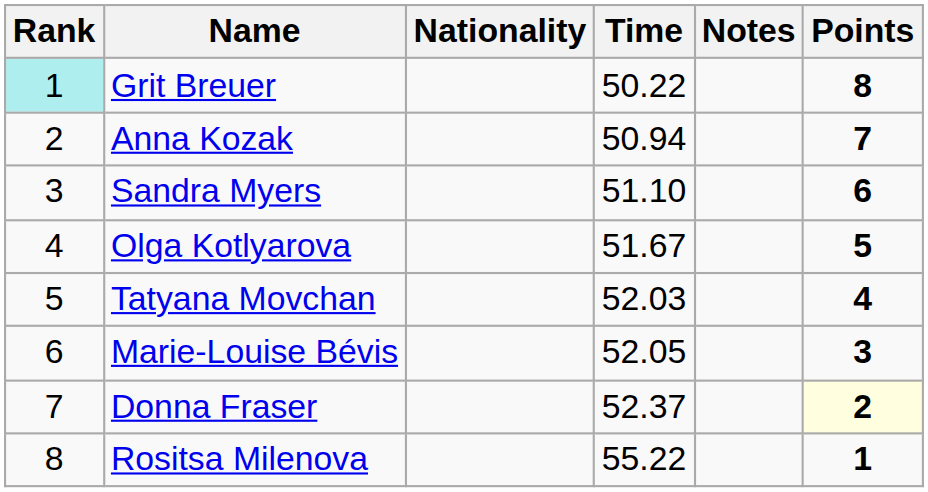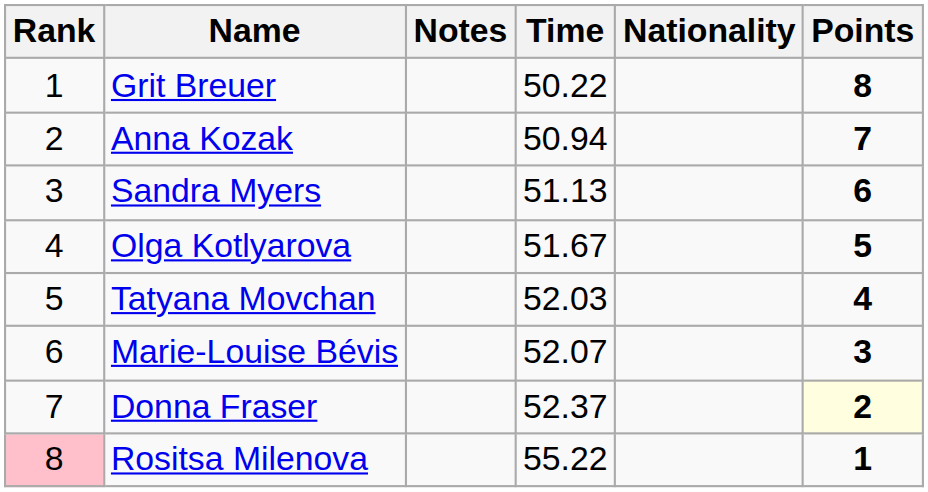columns swapped: (500, 31) <-> (749, 31)
(54, 84) paleturquoise background -> (54, 84) no background
(644, 191) 51.10 -> (565, 191) 51.13
(644, 352) 52.05 -> (565, 352) 52.07
(54, 459) no background -> (54, 459) pink background
